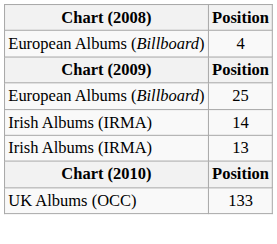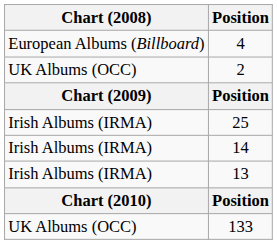+ row: (241, 69)
(106, 95) European Albums (Billboard) -> (80, 122) Irish Albums (IRMA)
